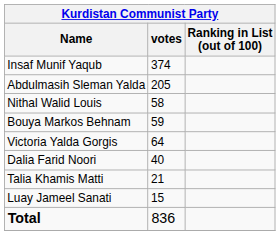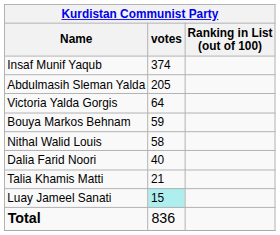rows swapped: (62, 141) <-> (55, 103)
(158, 198) no background -> (158, 198) paleturquoise background
